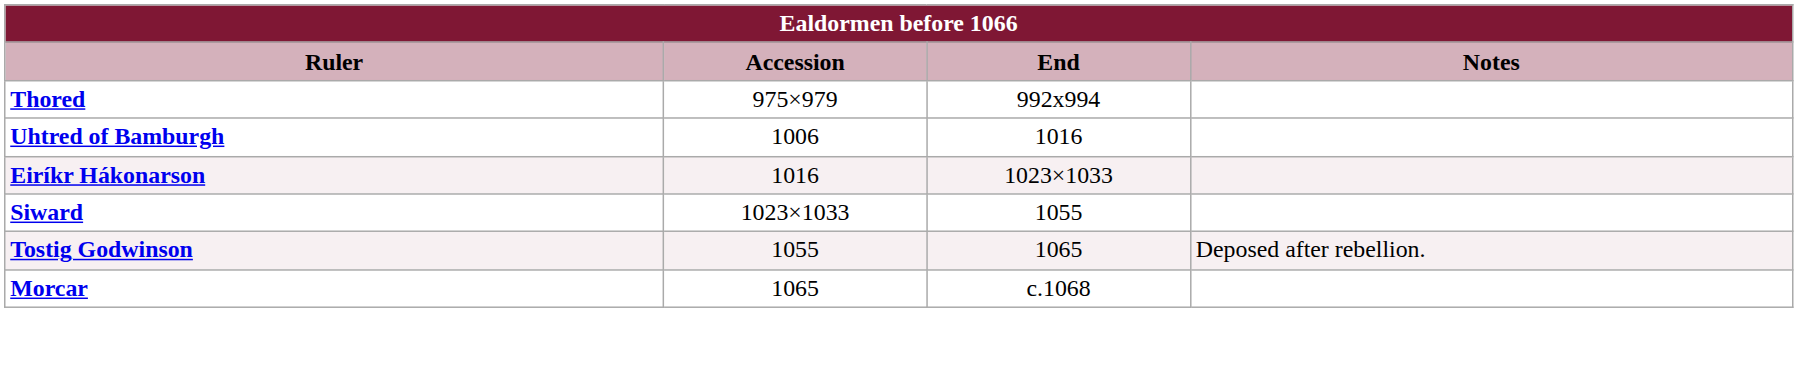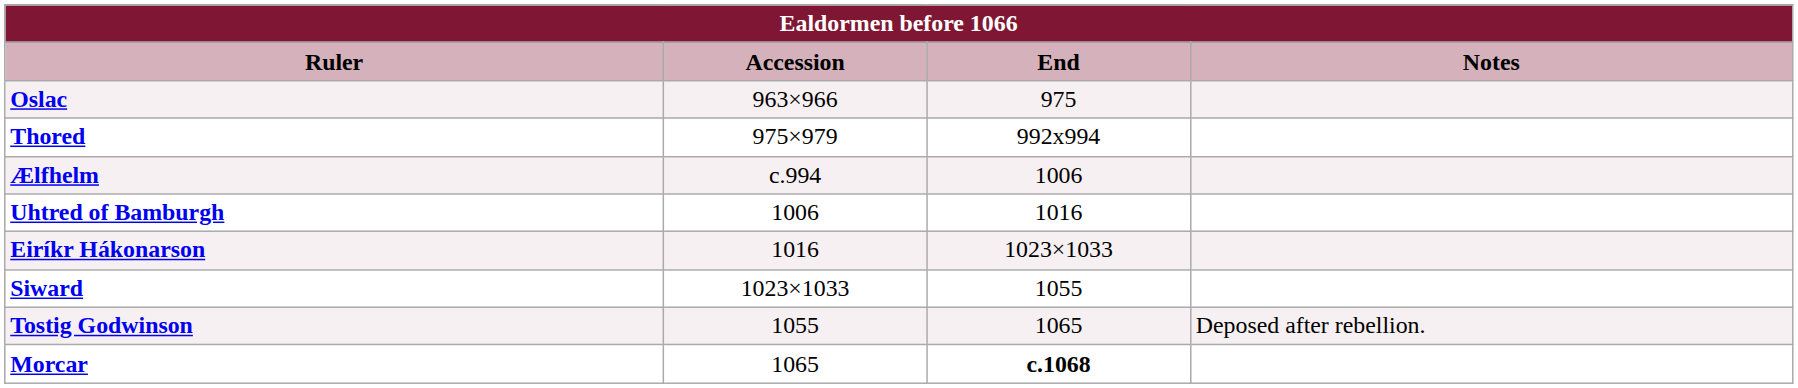+ row: (39, 99)
+ row: (55, 174)
(1059, 288) normal -> (1059, 363) bold
